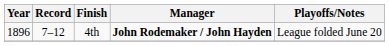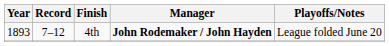(19, 31) 1896 -> (19, 31) 1893
